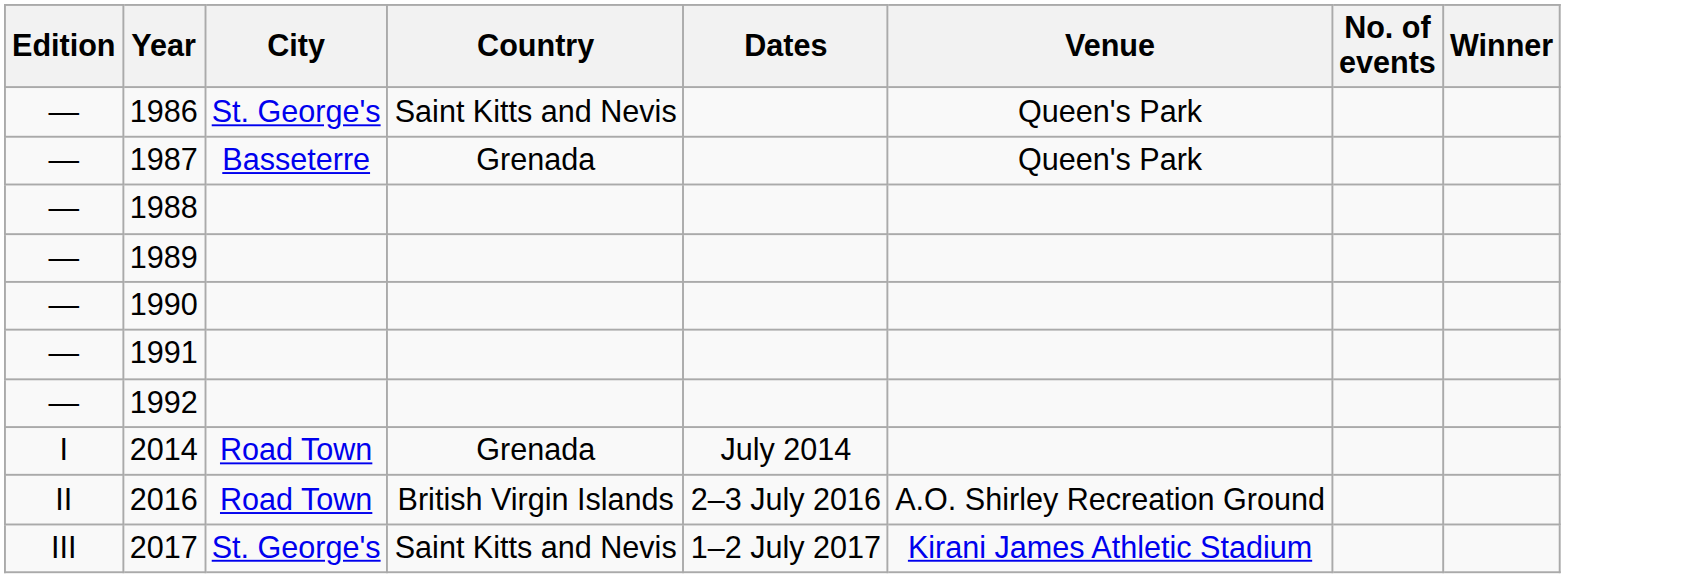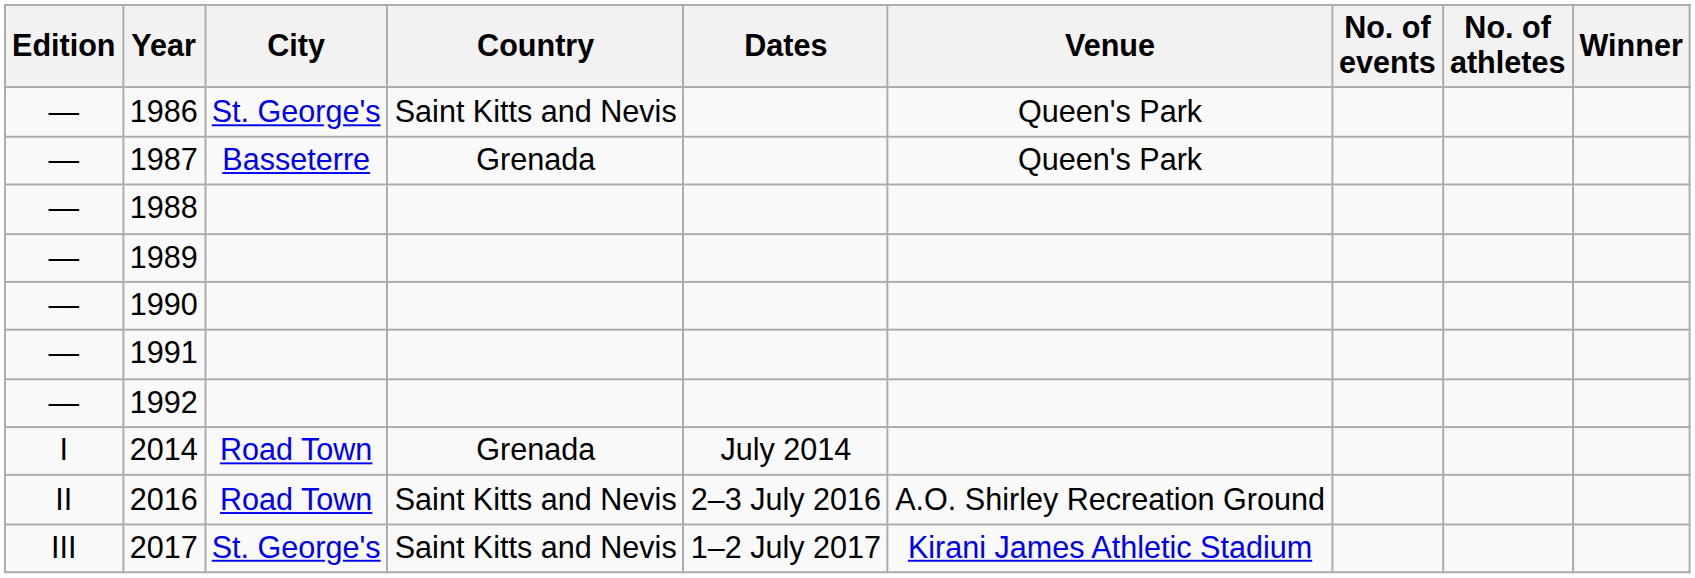+ column: (1508, 45)
(536, 499) British Virgin Islands -> (536, 499) Saint Kitts and Nevis
